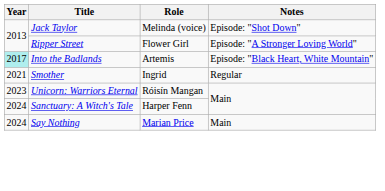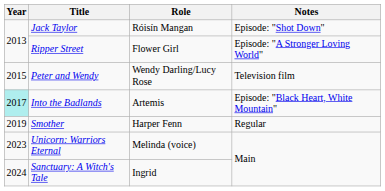(174, 28) Melinda (voice) -> (163, 28) Róisín Mangan
+ row: (65, 76)
(17, 75) 2021 -> (17, 124) 2019
(154, 75) Ingrid -> (157, 124) Harper Fenn
(173, 91) Róisín Mangan -> (164, 145) Melinda (voice)
(167, 106) Harper Fenn -> (144, 172) Ingrid
- row: (55, 122)
